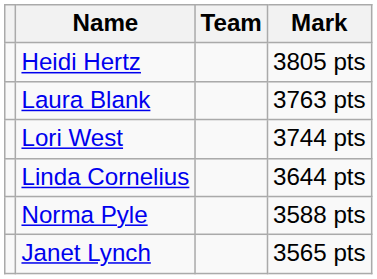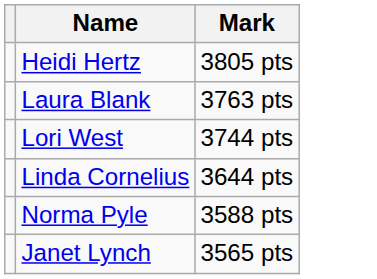- column: (231, 23)
